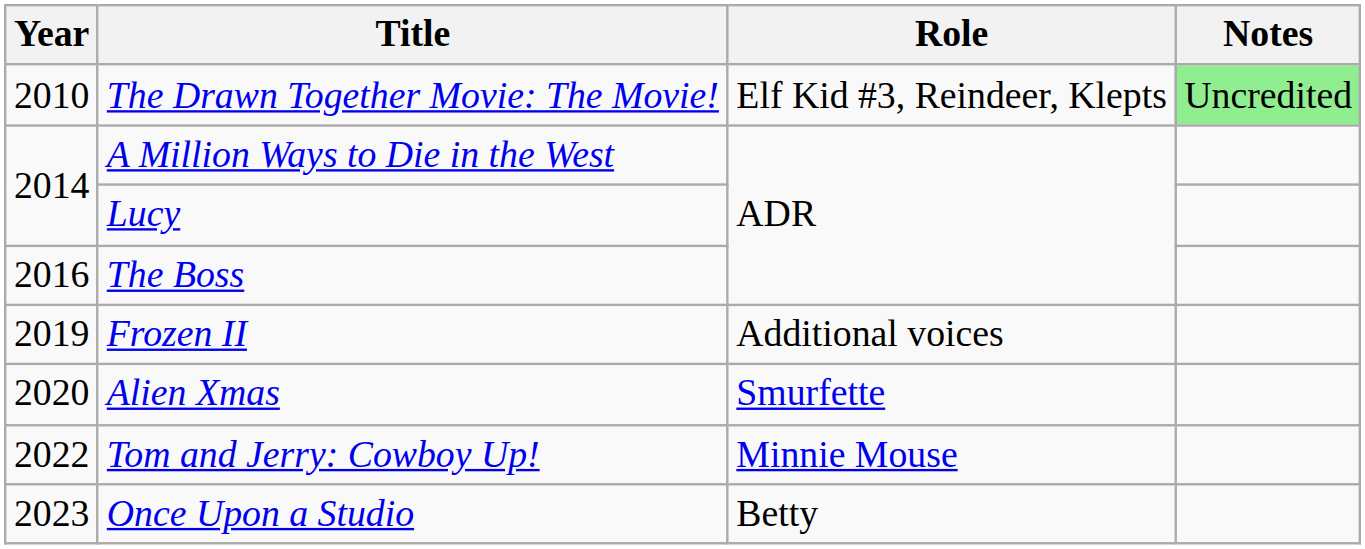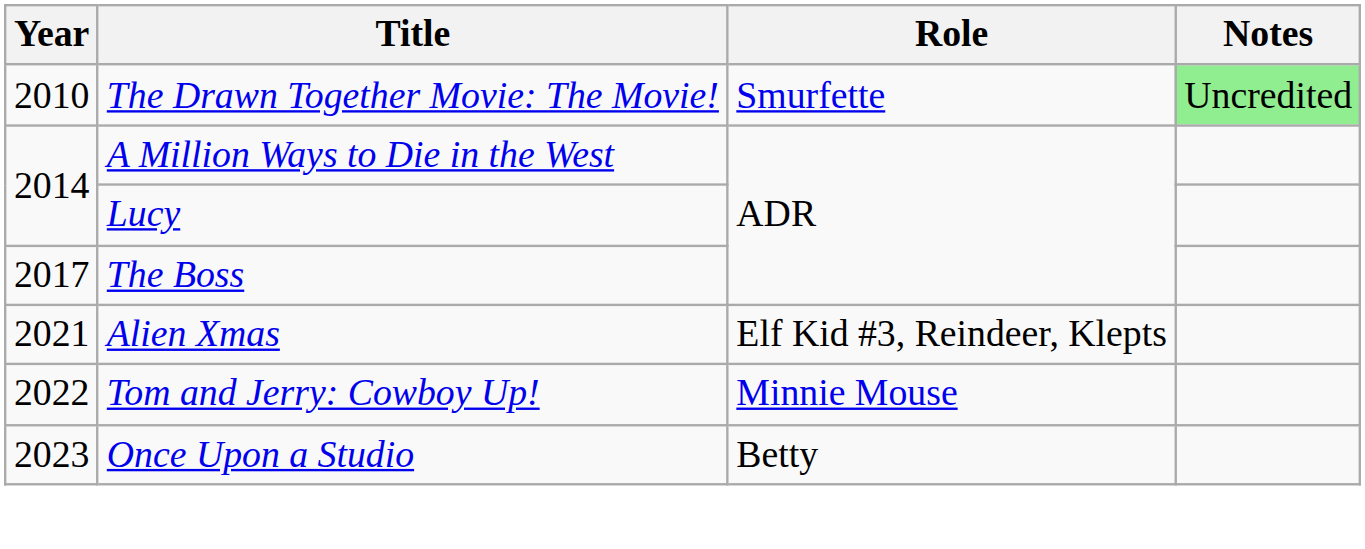(952, 94) Elf Kid #3, Reindeer, Klepts -> (811, 94) Smurfette
(52, 273) 2016 -> (52, 273) 2017
- row: (177, 333)
(52, 393) 2020 -> (52, 333) 2021
(811, 393) Smurfette -> (952, 333) Elf Kid #3, Reindeer, Klepts
